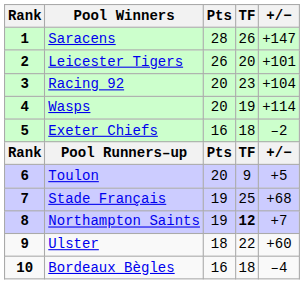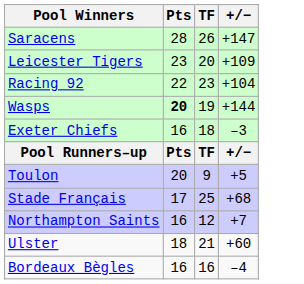- column: (25, 16)
(219, 62) 26 -> (179, 62) 23
(279, 62) +101 -> (239, 62) +109
(219, 85) 20 -> (179, 85) 22
(219, 108) normal -> (179, 108) bold
(279, 108) +114 -> (239, 108) +144
(279, 130) –2 -> (239, 130) –3
(219, 199) 19 -> (179, 199) 17
(219, 222) 19 -> (179, 222) 16
(247, 222) bold -> (207, 222) normal
(247, 245) 22 -> (207, 245) 21
(247, 268) 18 -> (207, 268) 16
